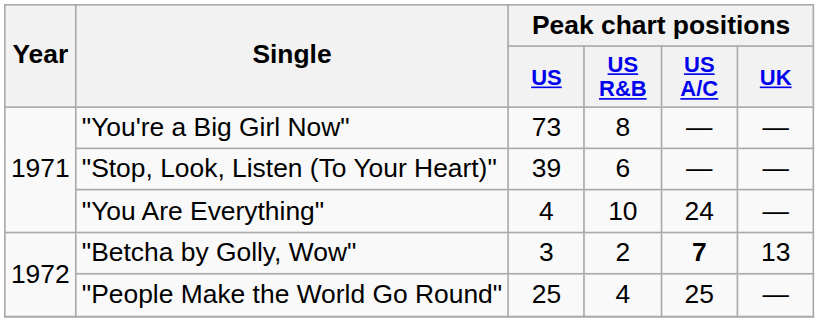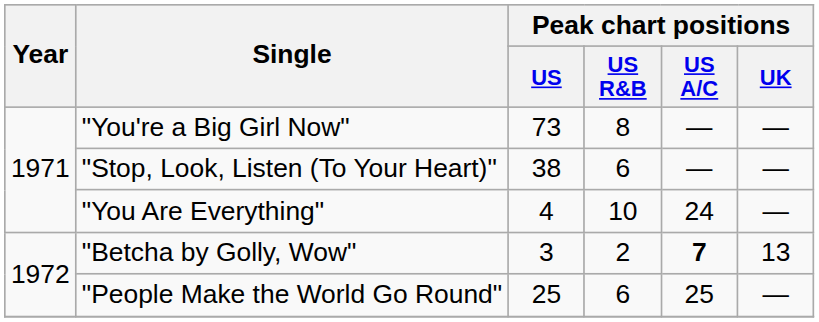(546, 169) 39 -> (546, 169) 38
(623, 294) 4 -> (623, 294) 6
